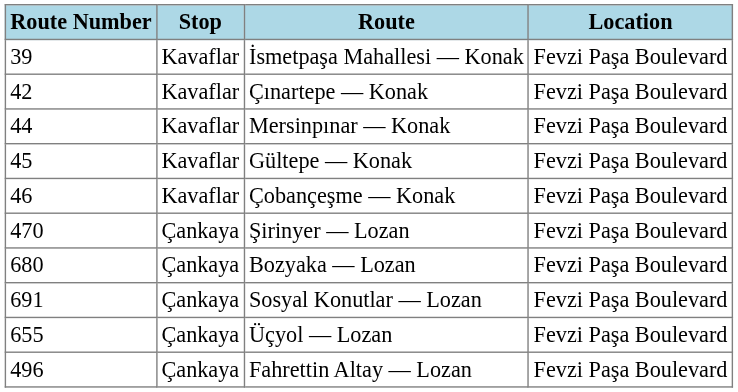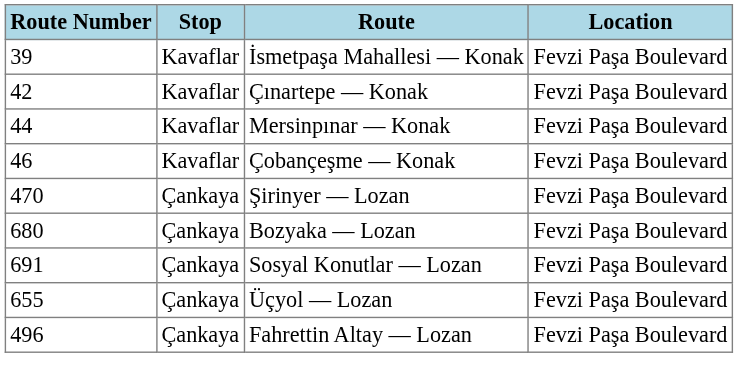- row: (331, 160)
